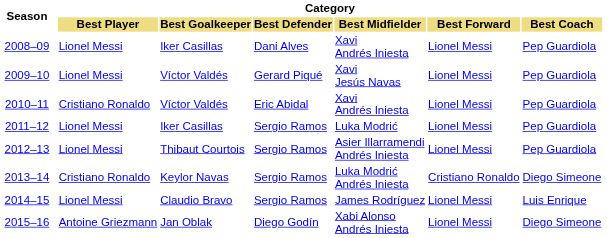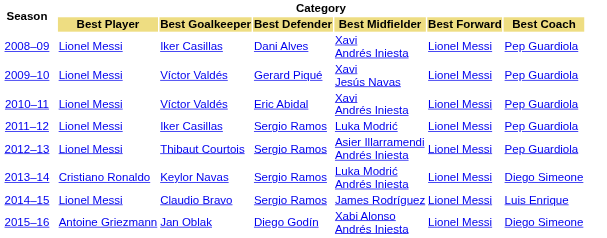(104, 104) Cristiano Ronaldo -> (91, 104) Lionel Messi
(474, 177) Cristiano Ronaldo -> (460, 177) Lionel Messi
